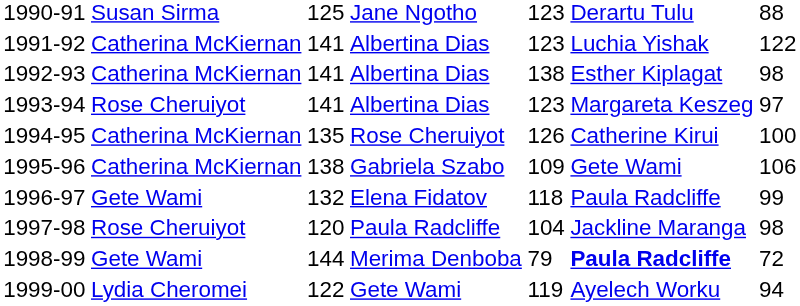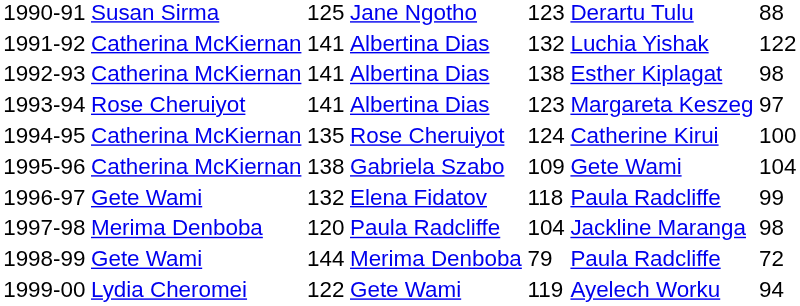(546, 43) 123 -> (546, 43) 132
(546, 135) 126 -> (546, 135) 124
(778, 166) 106 -> (778, 166) 104
(168, 228) Rose Cheruiyot -> (177, 228) Merima Denboba
(651, 258) bold -> (646, 258) normal
